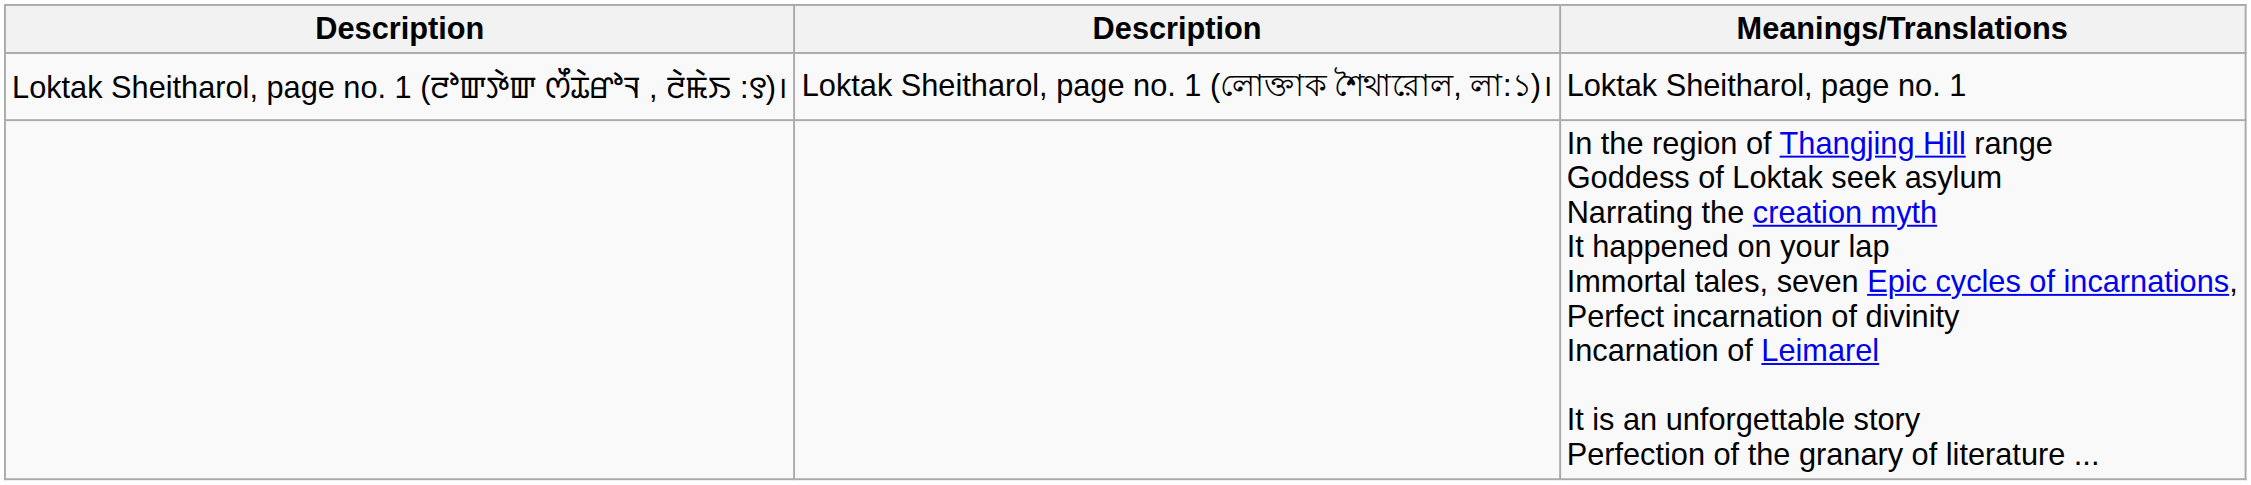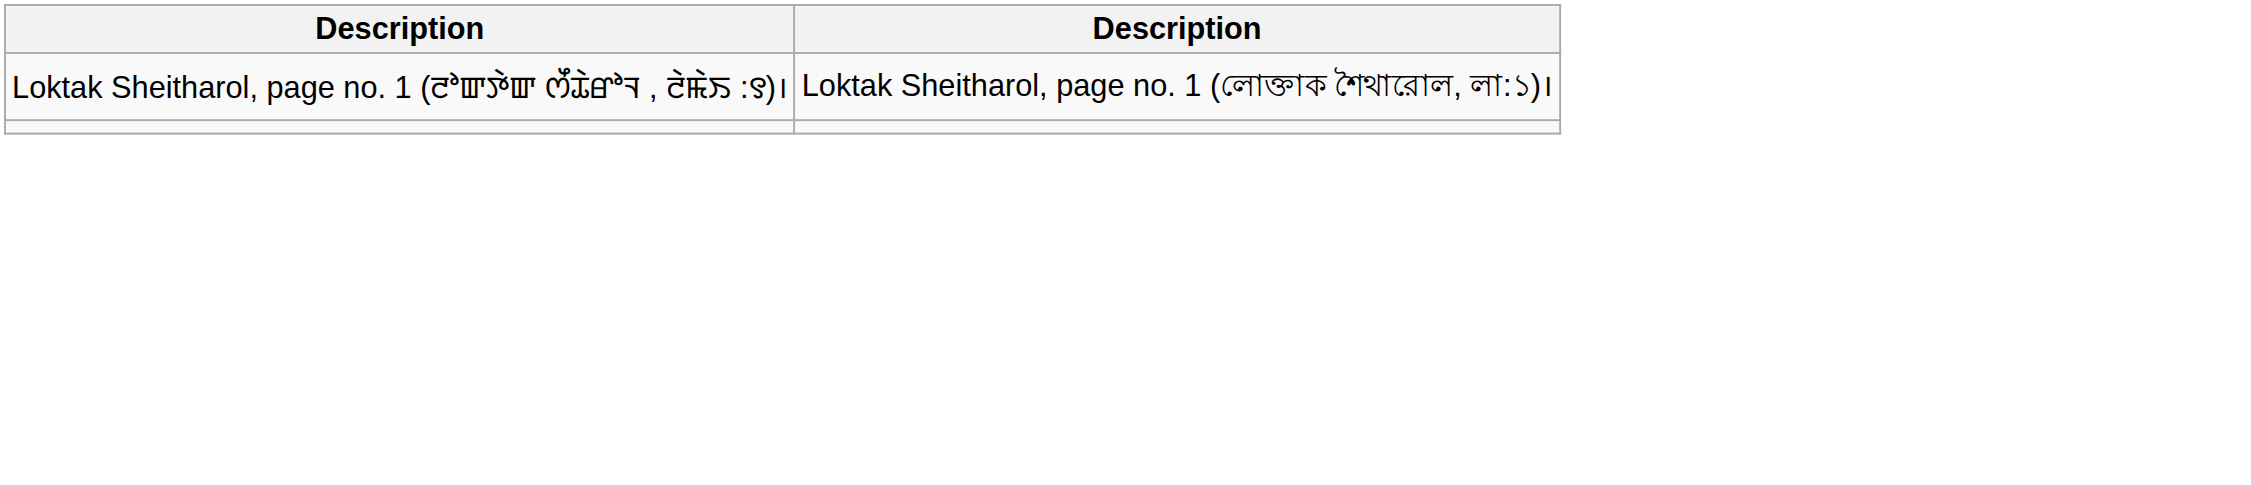- column: (1902, 28)
